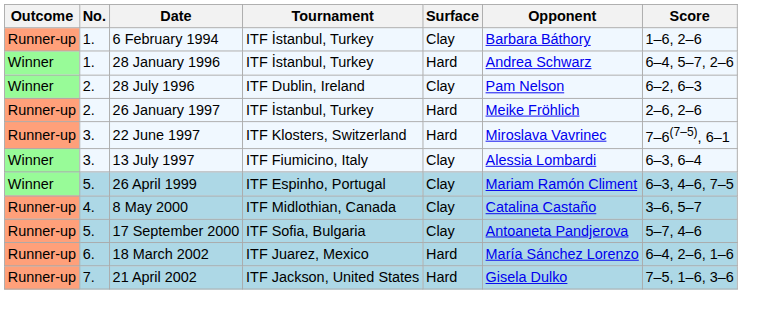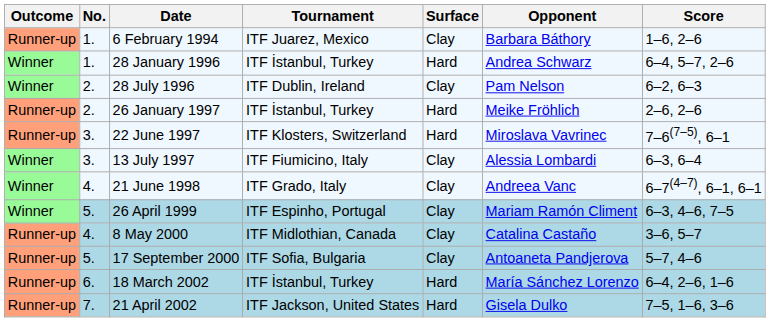(310, 39) ITF İstanbul, Turkey -> (307, 39) ITF Juarez, Mexico
+ row: (156, 185)
(307, 253) ITF Juarez, Mexico -> (310, 281) ITF İstanbul, Turkey
